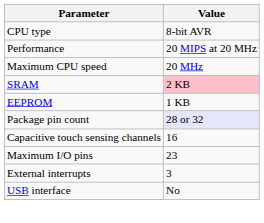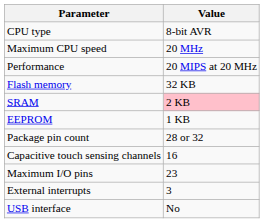rows swapped: (57, 66) <-> (36, 48)
+ row: (39, 84)
(185, 119) lavender background -> (185, 137) no background
